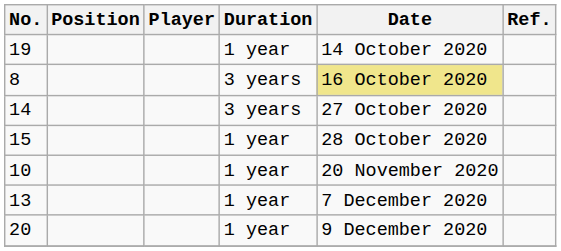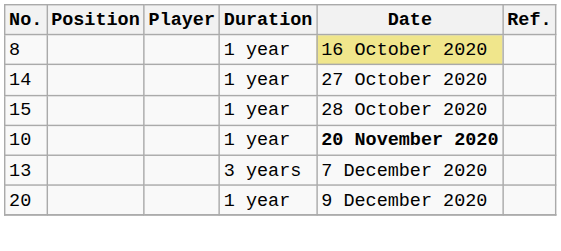- row: (20, 50)
(263, 80) 3 years -> (257, 50) 1 year
(263, 110) 3 years -> (257, 80) 1 year
(410, 170) normal -> (410, 140) bold
(257, 200) 1 year -> (263, 170) 3 years
